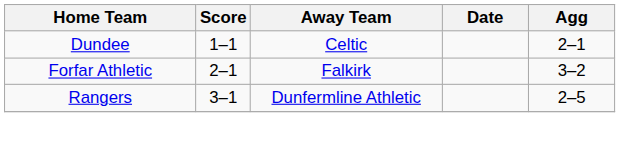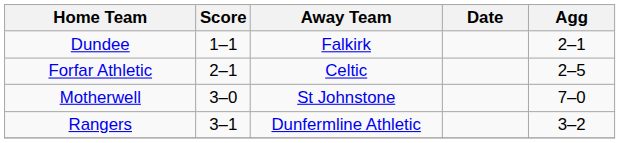(346, 44) Celtic -> (346, 44) Falkirk
(346, 71) Falkirk -> (346, 71) Celtic
(572, 71) 3–2 -> (572, 71) 2–5
+ row: (100, 97)
(572, 97) 2–5 -> (572, 124) 3–2
